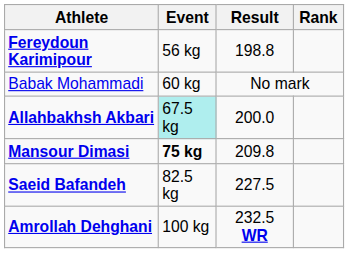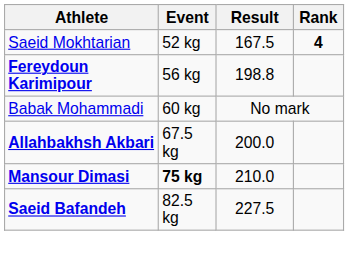+ row: (69, 42)
(177, 118) paleturquoise background -> (177, 143) no background
(255, 151) 209.8 -> (255, 176) 210.0
- row: (80, 227)
